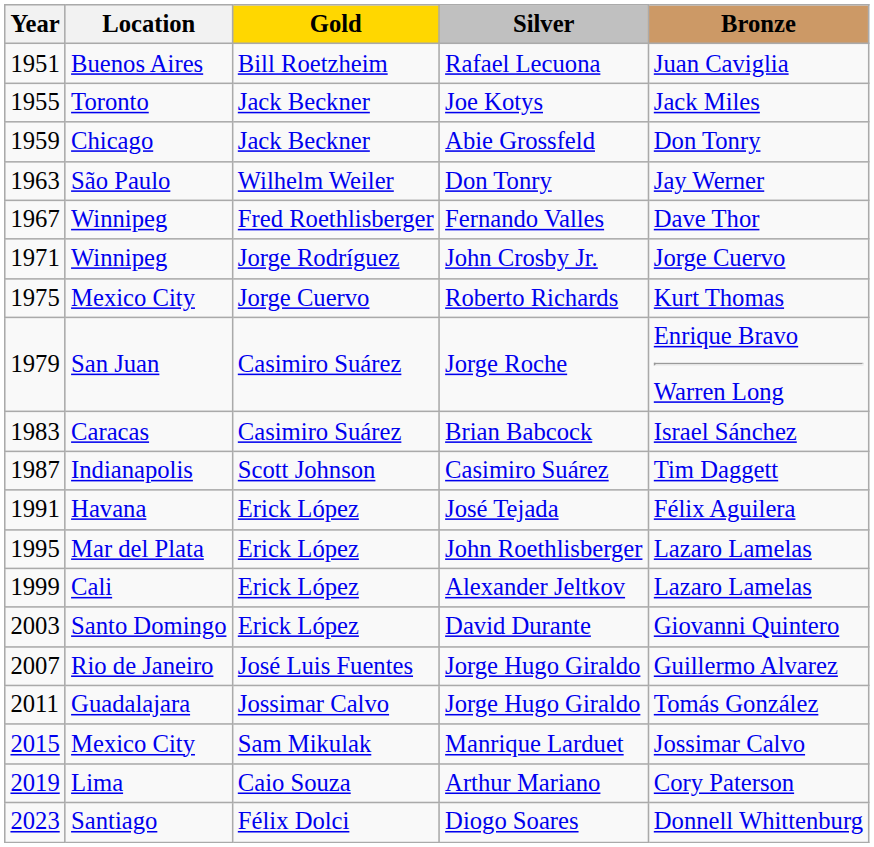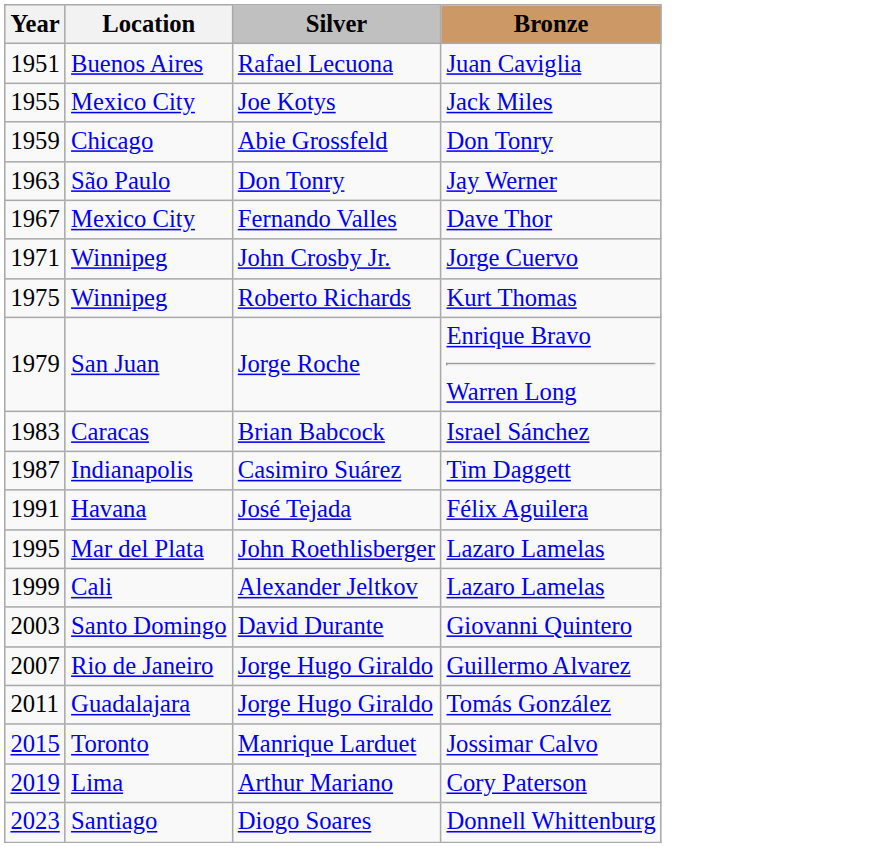- column: (336, 24)
(110, 102) Toronto -> (133, 102) Mexico City
(119, 219) Winnipeg -> (133, 219) Mexico City
(133, 297) Mexico City -> (119, 297) Winnipeg
(133, 743) Mexico City -> (110, 743) Toronto
